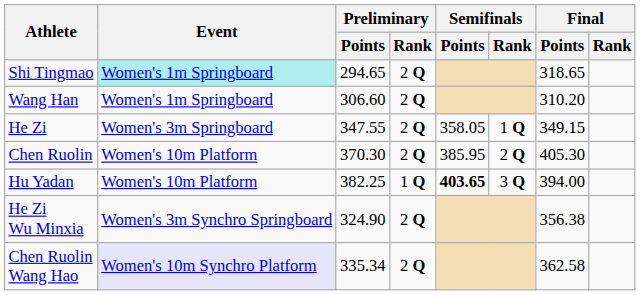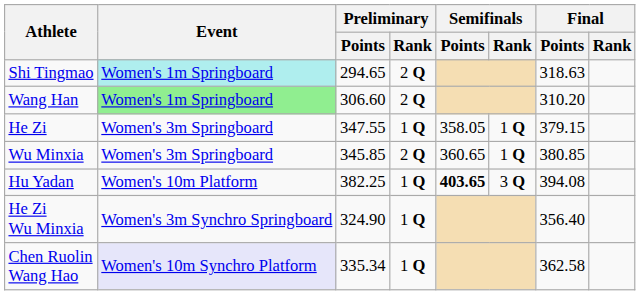(562, 73) 318.65 -> (562, 73) 318.63
(187, 100) no background -> (187, 100) lightgreen background
(413, 127) 2 Q -> (413, 127) 1 Q
(562, 127) 349.15 -> (562, 127) 379.15
+ row: (46, 155)
- row: (51, 155)
(562, 182) 394.00 -> (562, 182) 394.08
(413, 219) 2 Q -> (413, 219) 1 Q
(562, 219) 356.38 -> (562, 219) 356.40
(413, 266) 2 Q -> (413, 266) 1 Q
